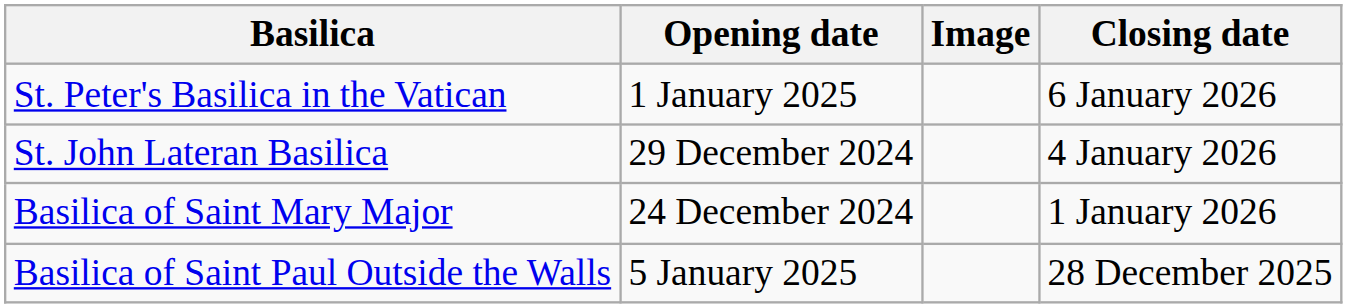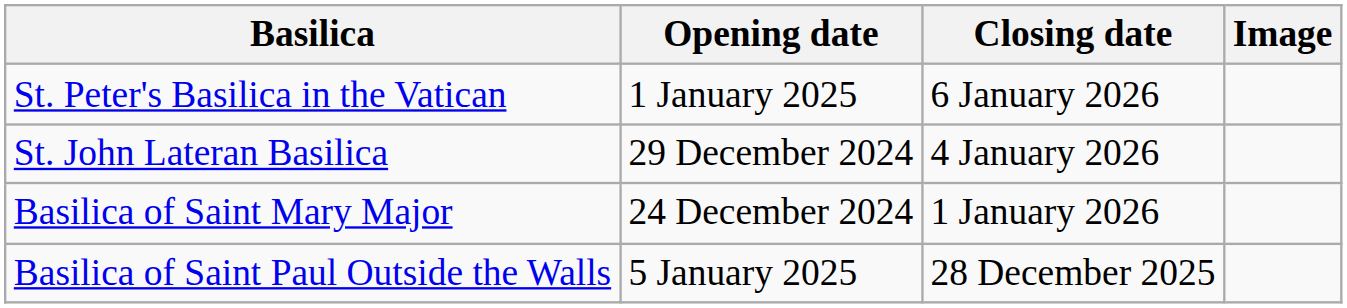columns swapped: (1190, 34) <-> (980, 34)
